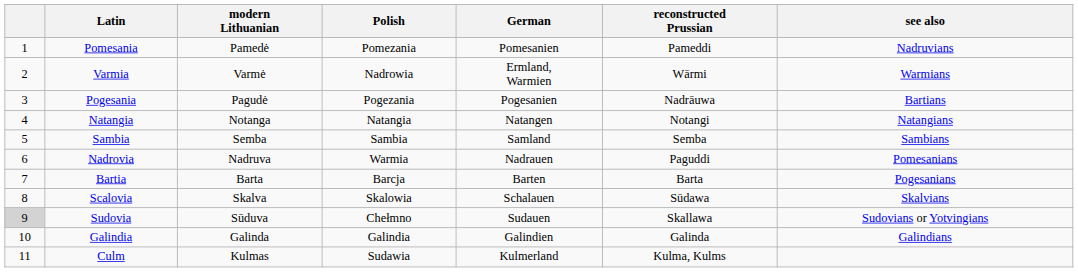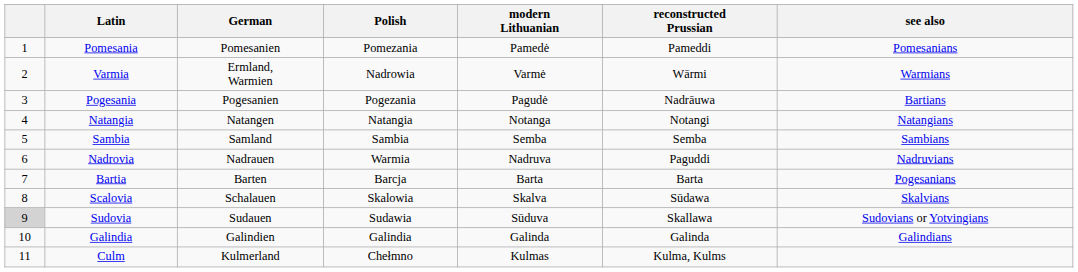columns swapped: (529, 21) <-> (250, 21)
(925, 47) Nadruvians -> (925, 47) Pomesanians
(925, 159) Pomesanians -> (925, 159) Nadruvians
(389, 217) Chełmno -> (390, 217) Sudawia
(389, 256) Sudawia -> (390, 256) Chełmno
